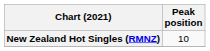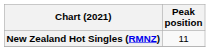(183, 38) 10 -> (183, 38) 11
